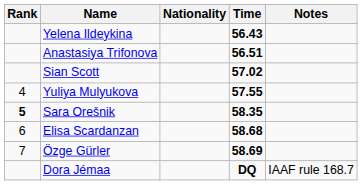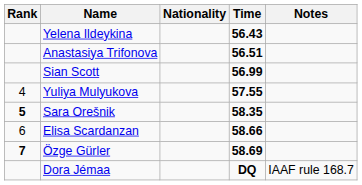(247, 72) 57.02 -> (247, 72) 56.99
(247, 131) 58.68 -> (247, 131) 58.66
(22, 151) normal -> (22, 151) bold
